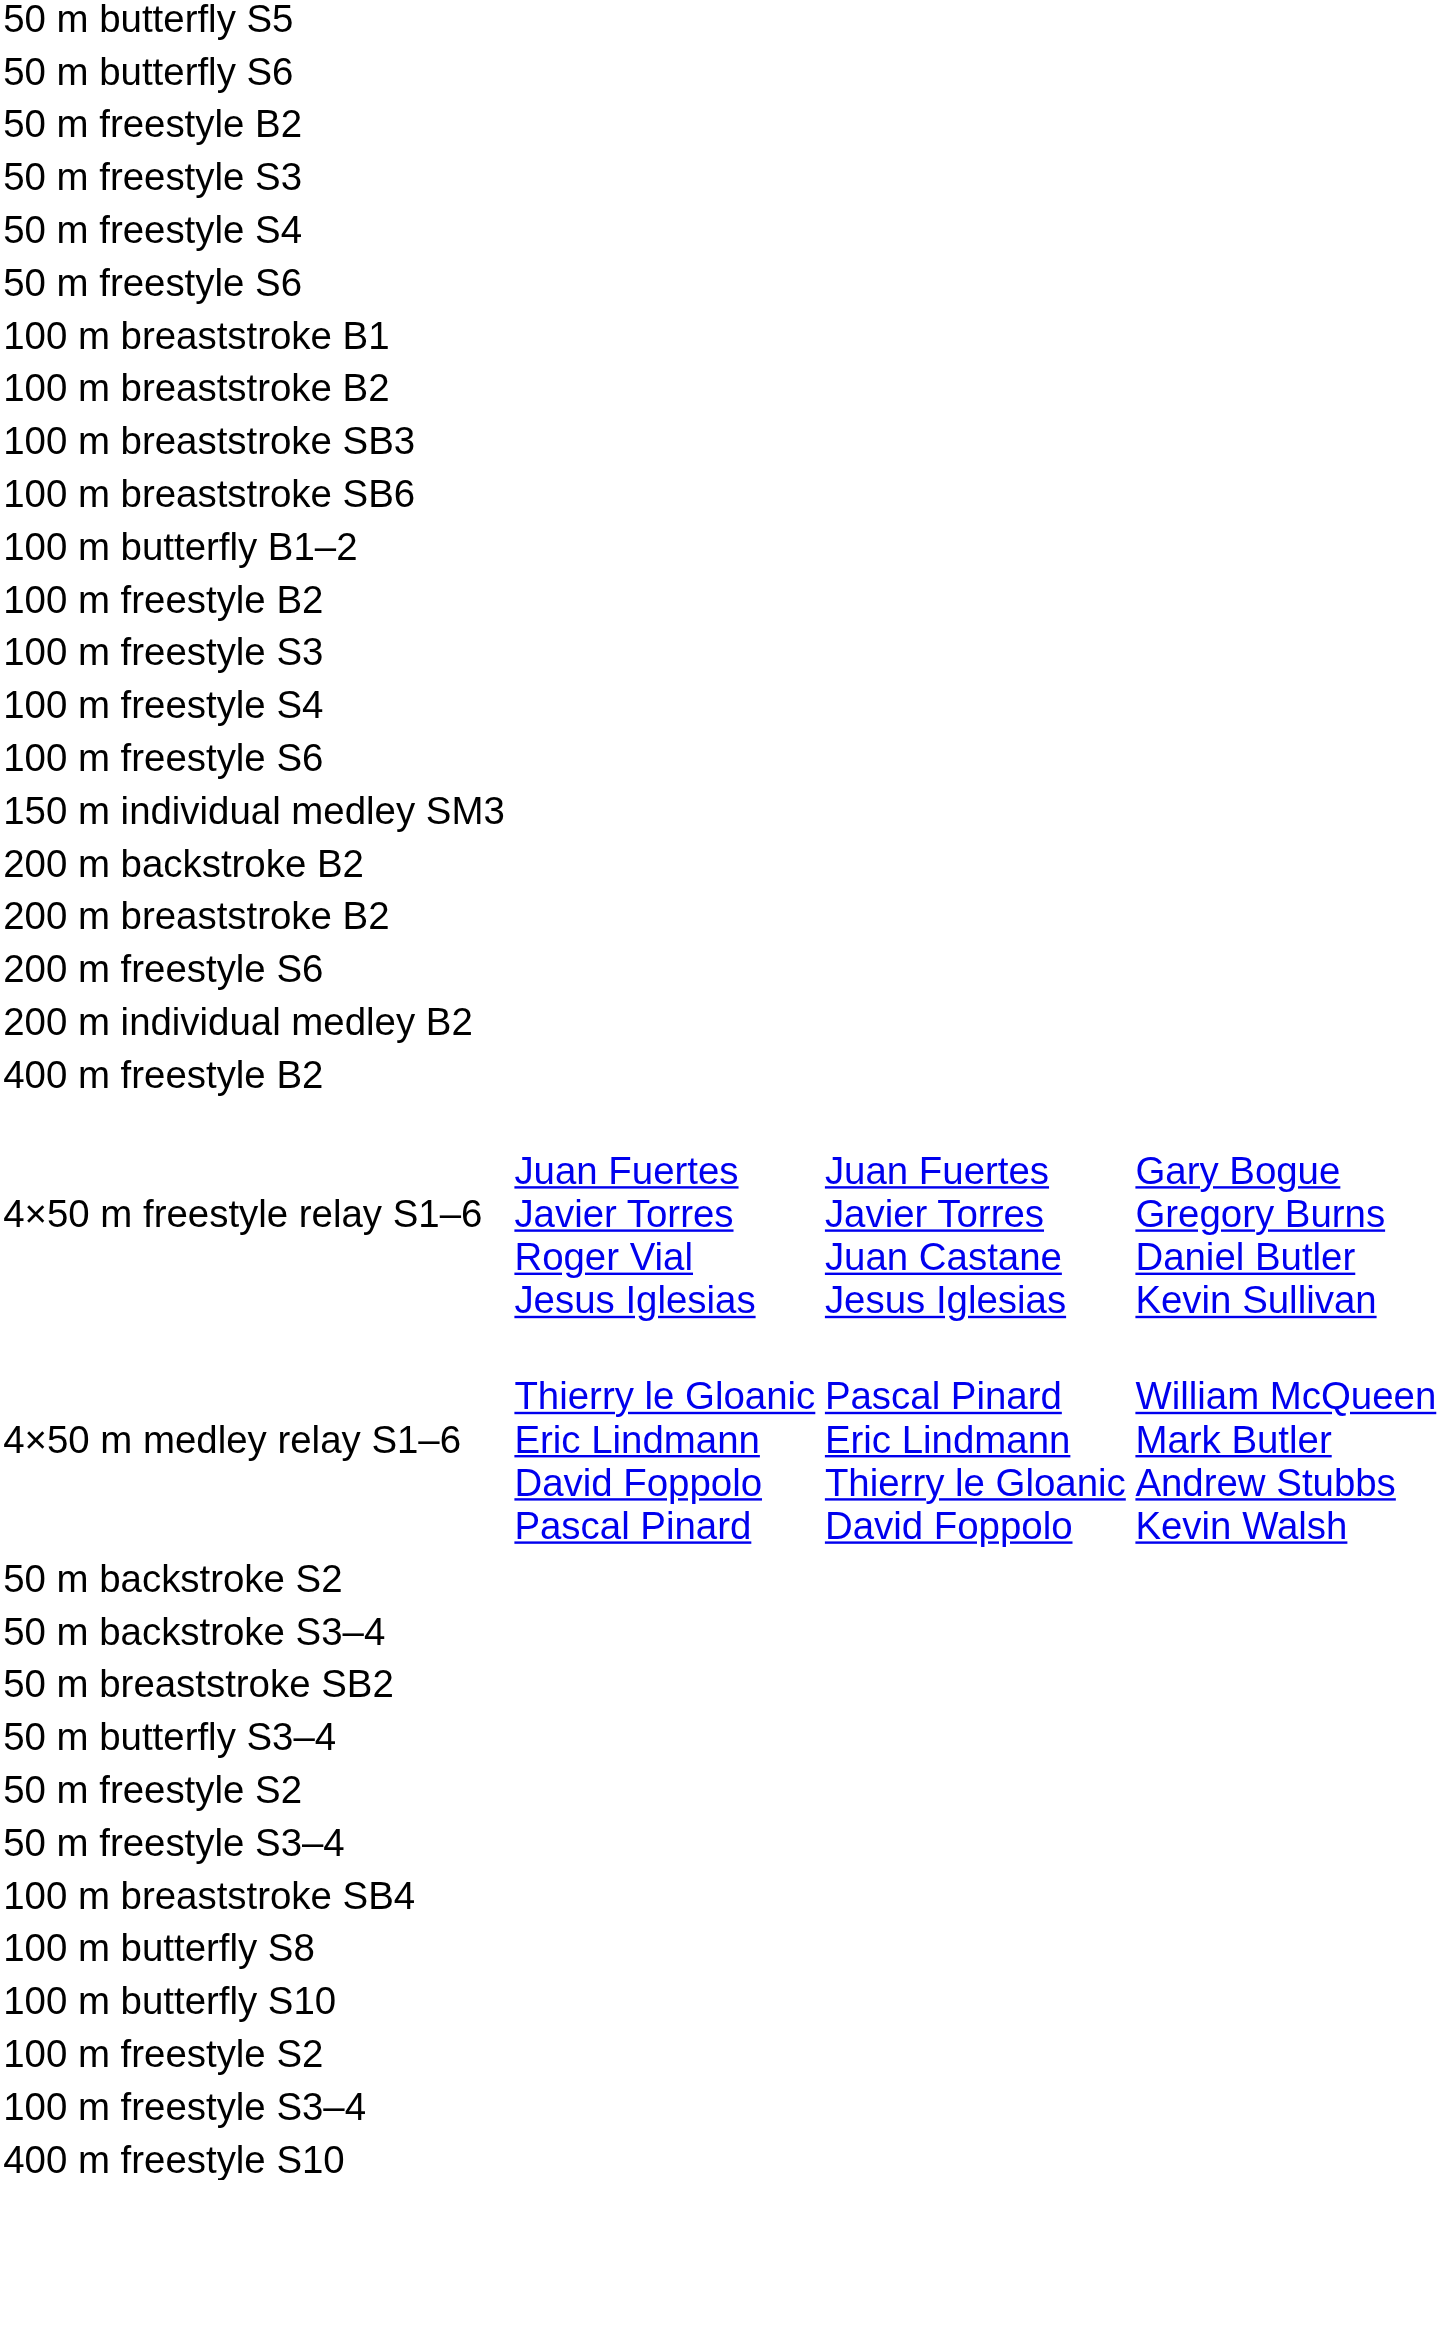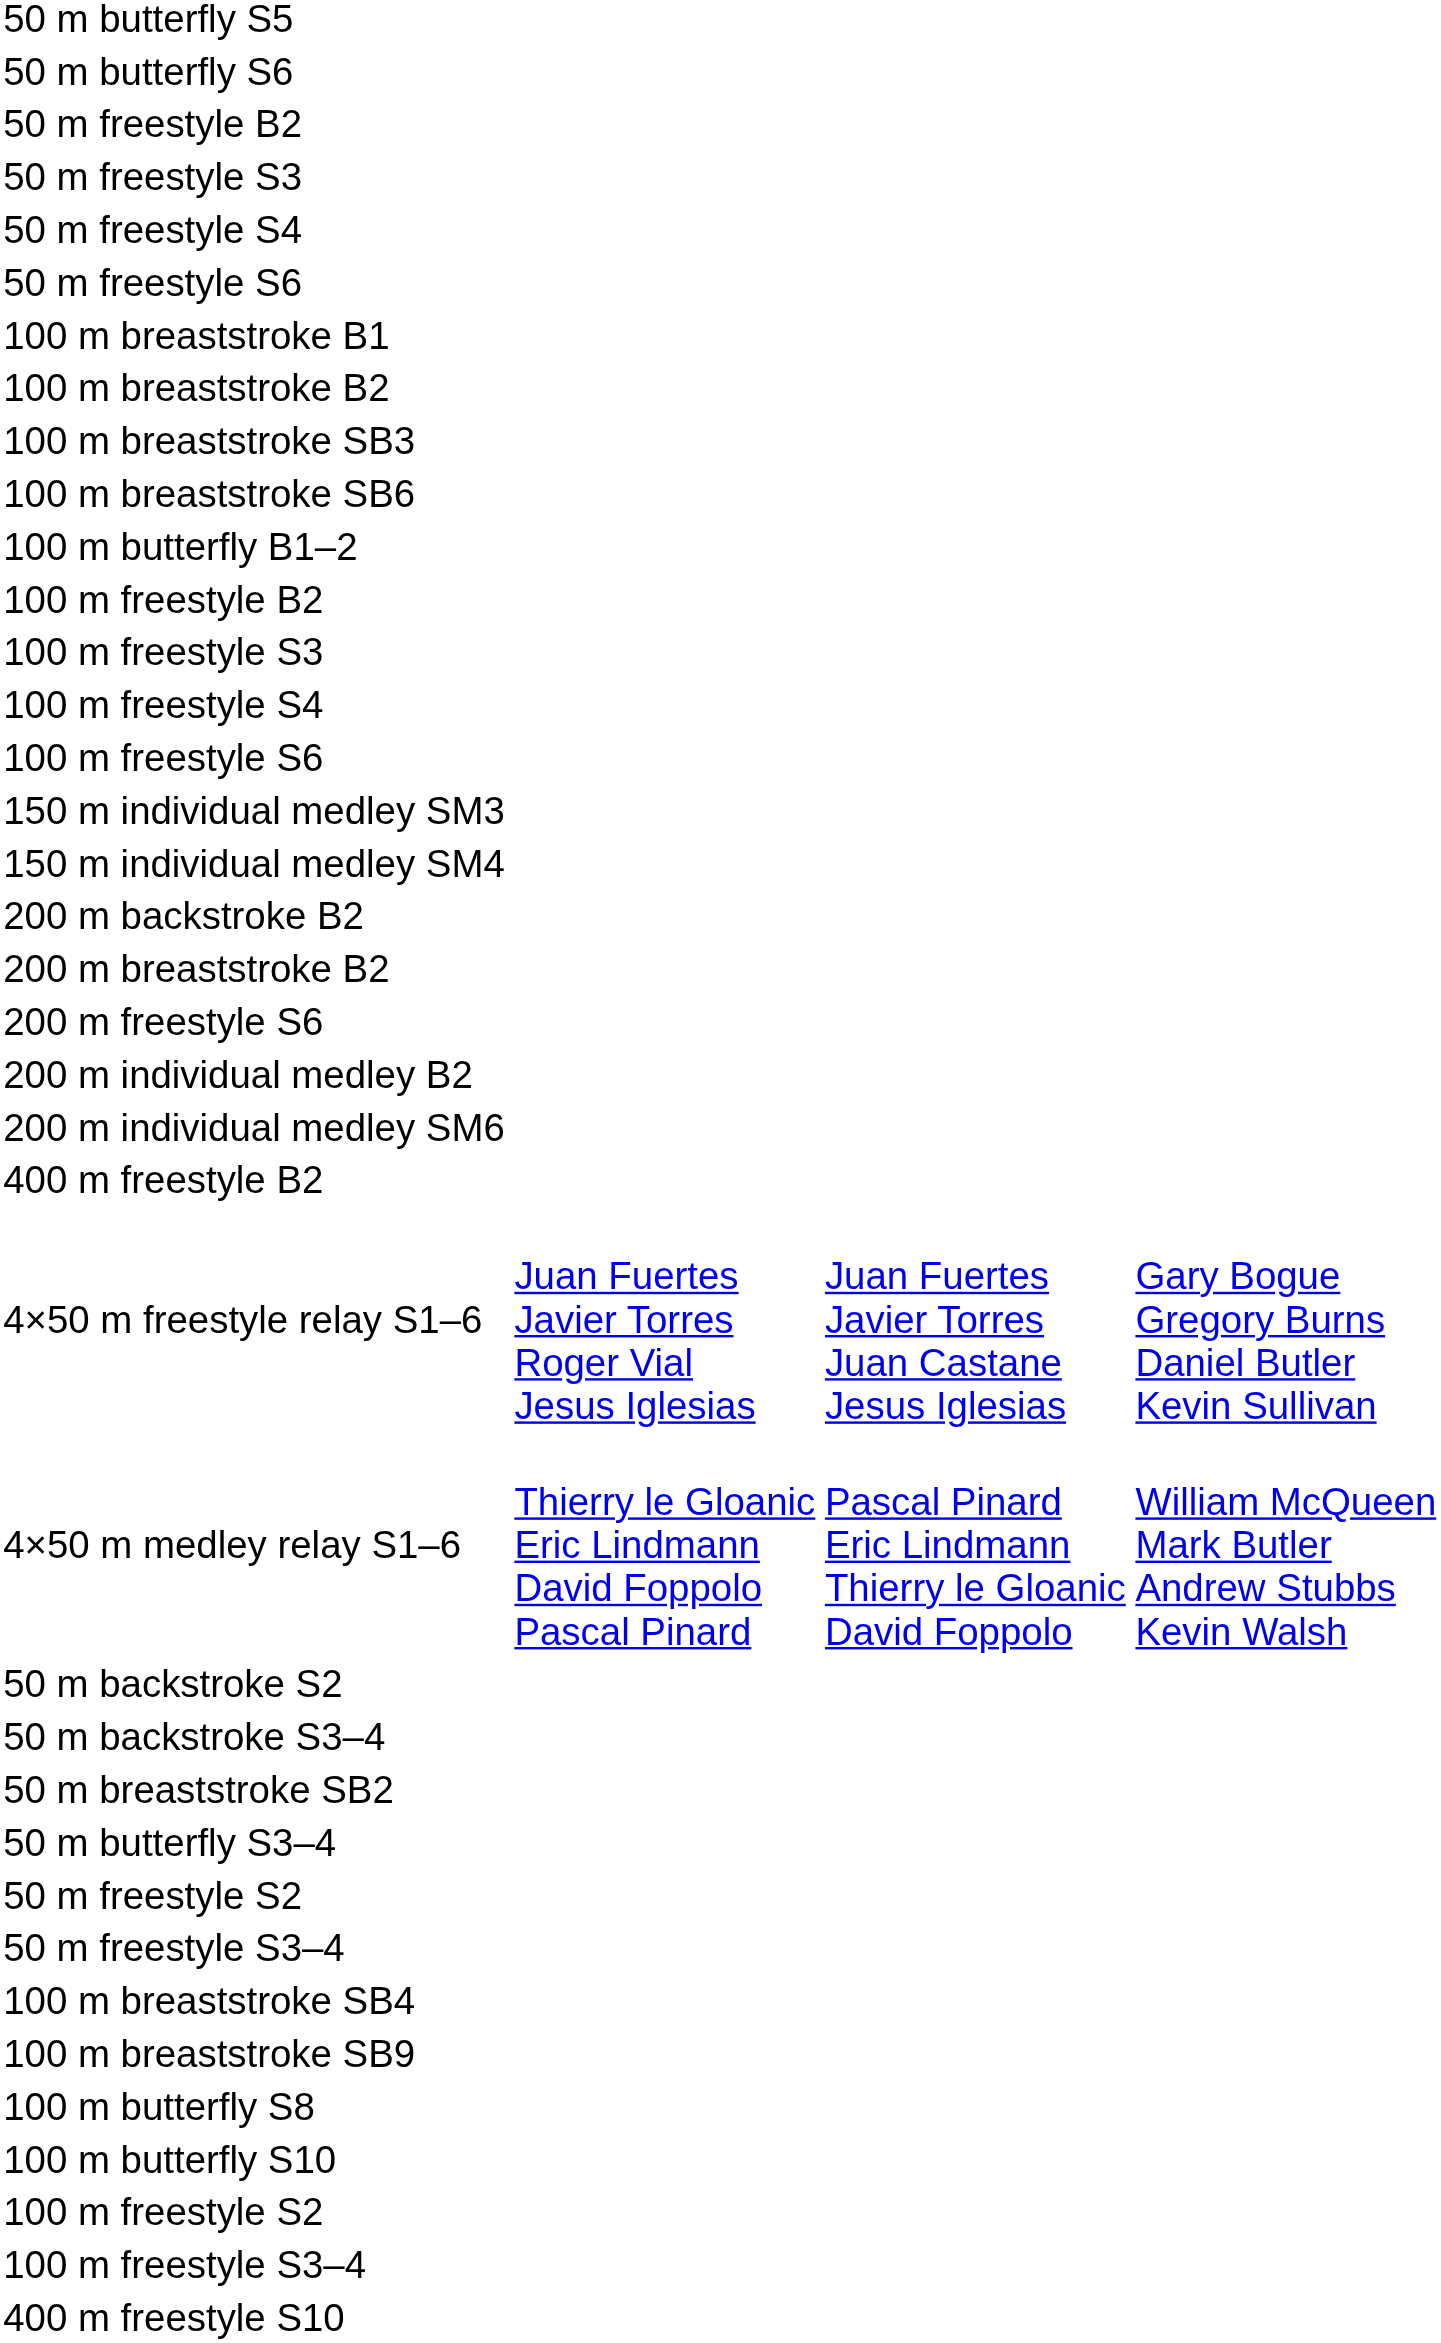+ row: (254, 863)
+ row: (254, 1127)
+ row: (209, 2054)
